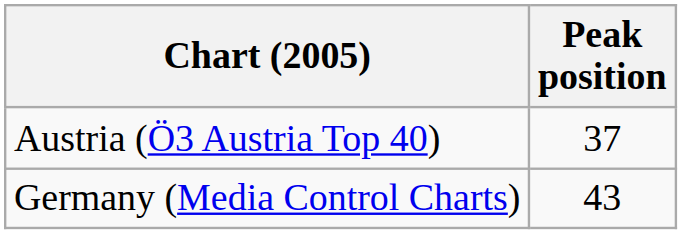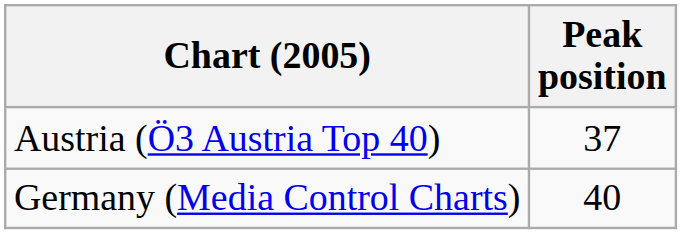(602, 197) 43 -> (602, 197) 40
